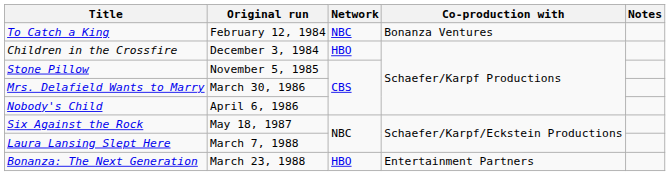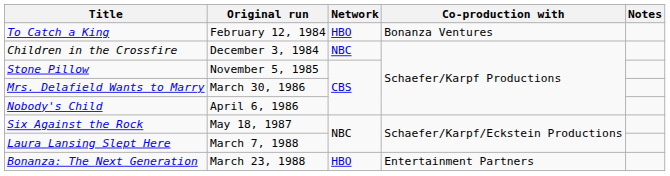(341, 32) NBC -> (341, 32) HBO
(341, 51) HBO -> (341, 51) NBC
